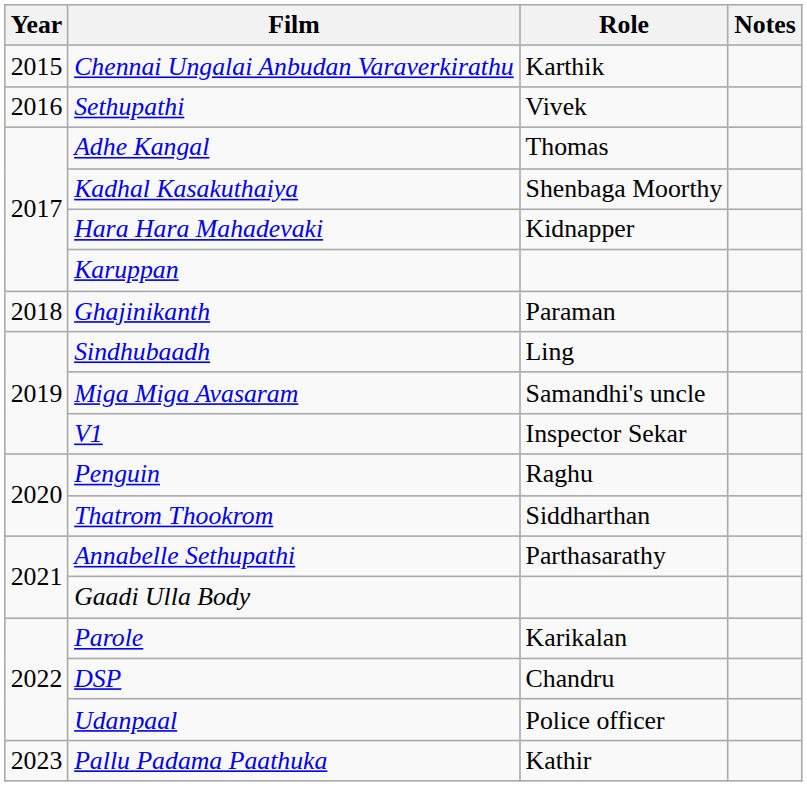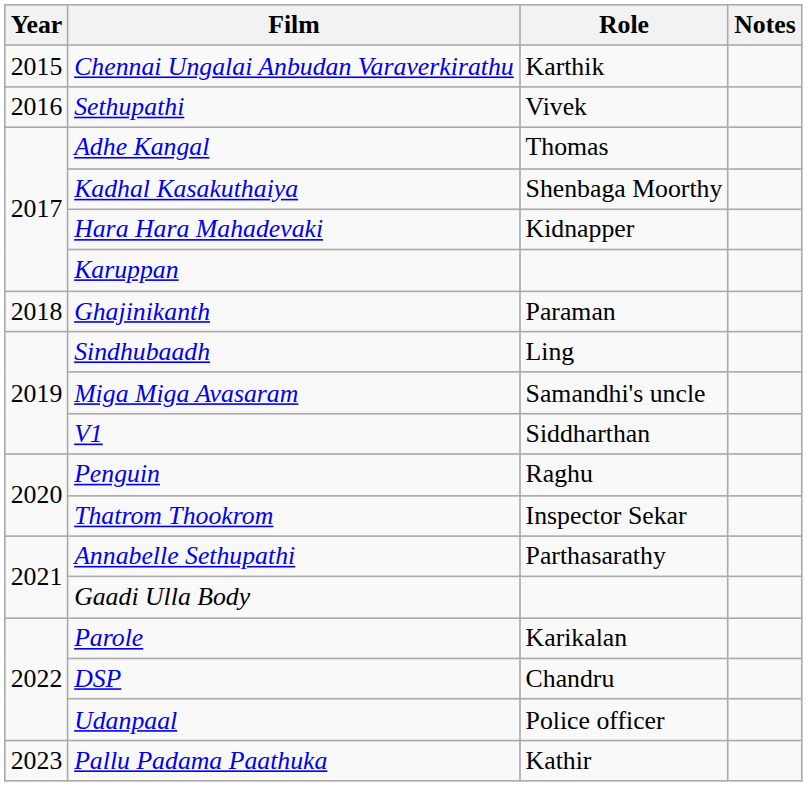(606, 433) Inspector Sekar -> (588, 433) Siddharthan
(588, 515) Siddharthan -> (606, 515) Inspector Sekar
